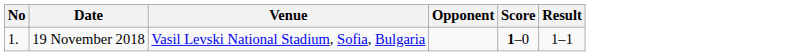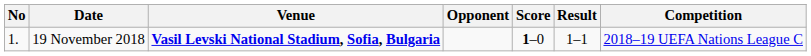+ column: (703, 16)
(288, 39) normal -> (296, 39) bold
